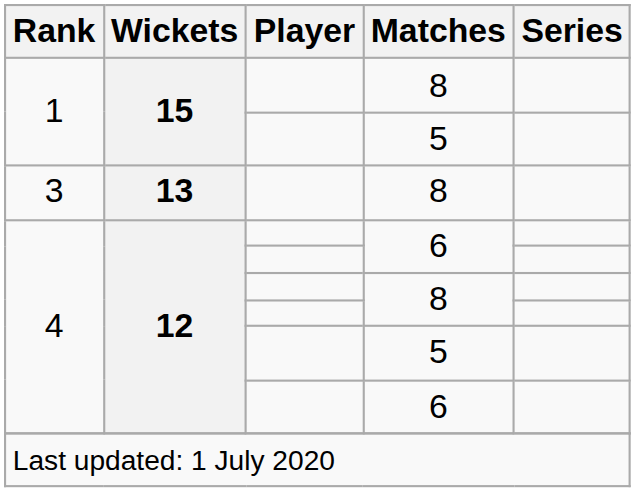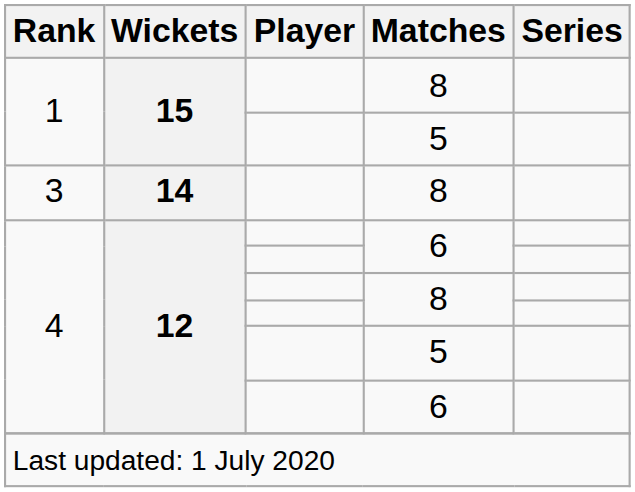(175, 191) 13 -> (175, 191) 14
